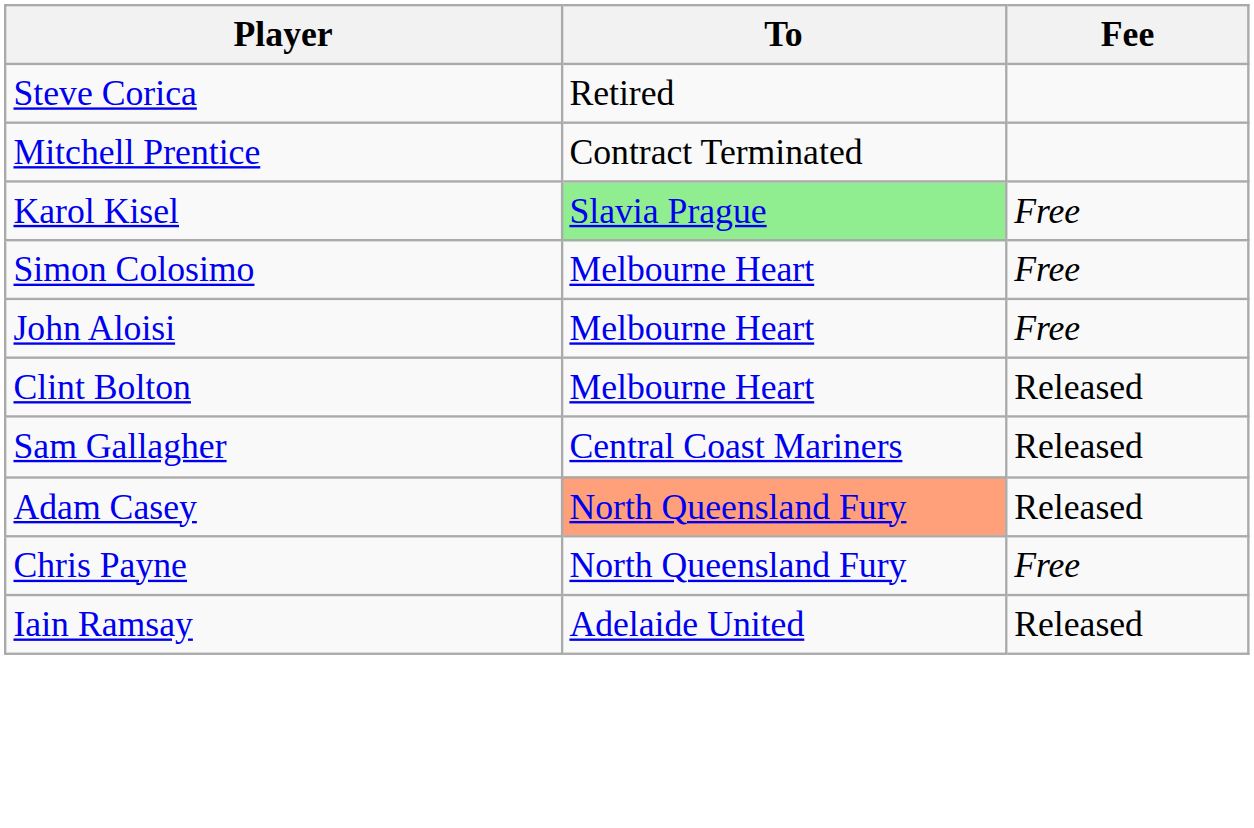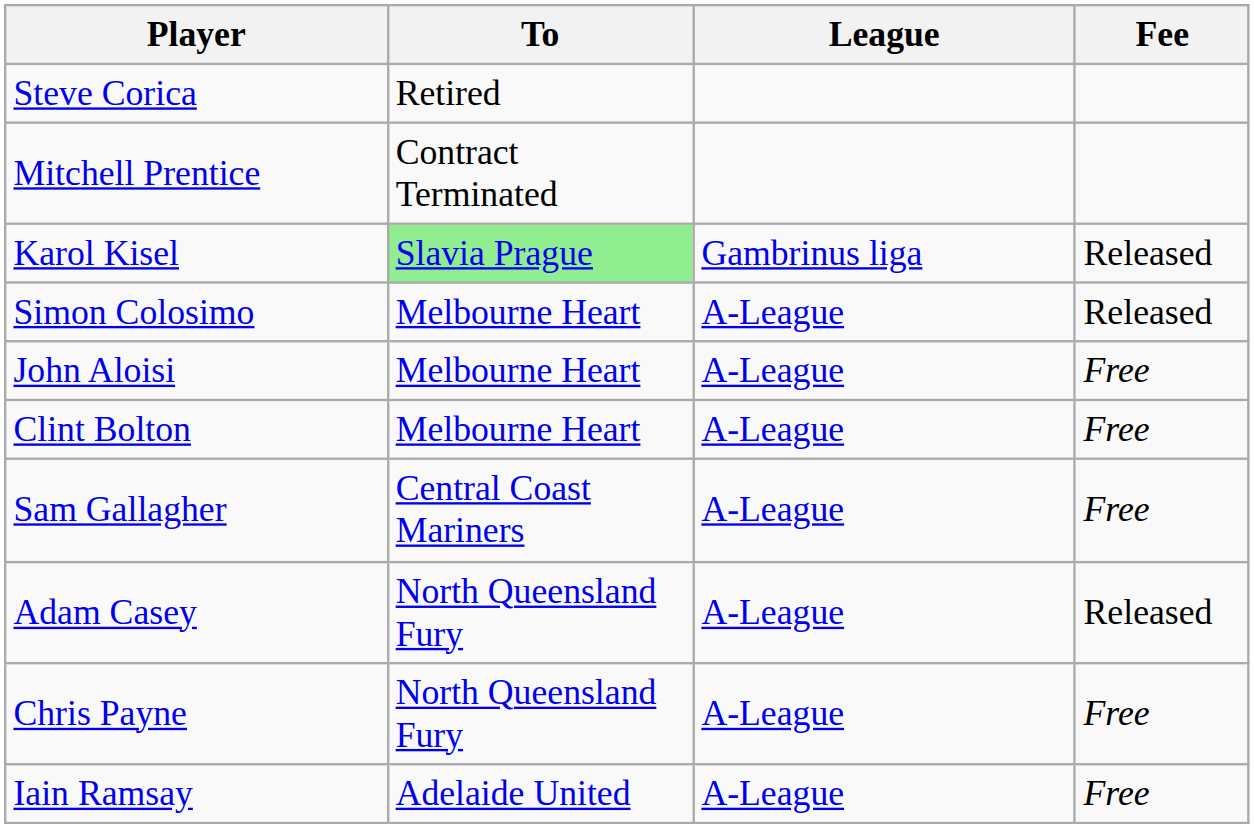+ column: (884, 34)
(1047, 210) Free -> (1148, 253) Released
(1047, 269) Free -> (1148, 312) Released
(1079, 387) Released -> (1117, 429) Free
(1079, 446) Released -> (1117, 509) Free
(738, 505) lightsalmon background -> (526, 611) no background
(1079, 623) Released -> (1117, 792) Free
